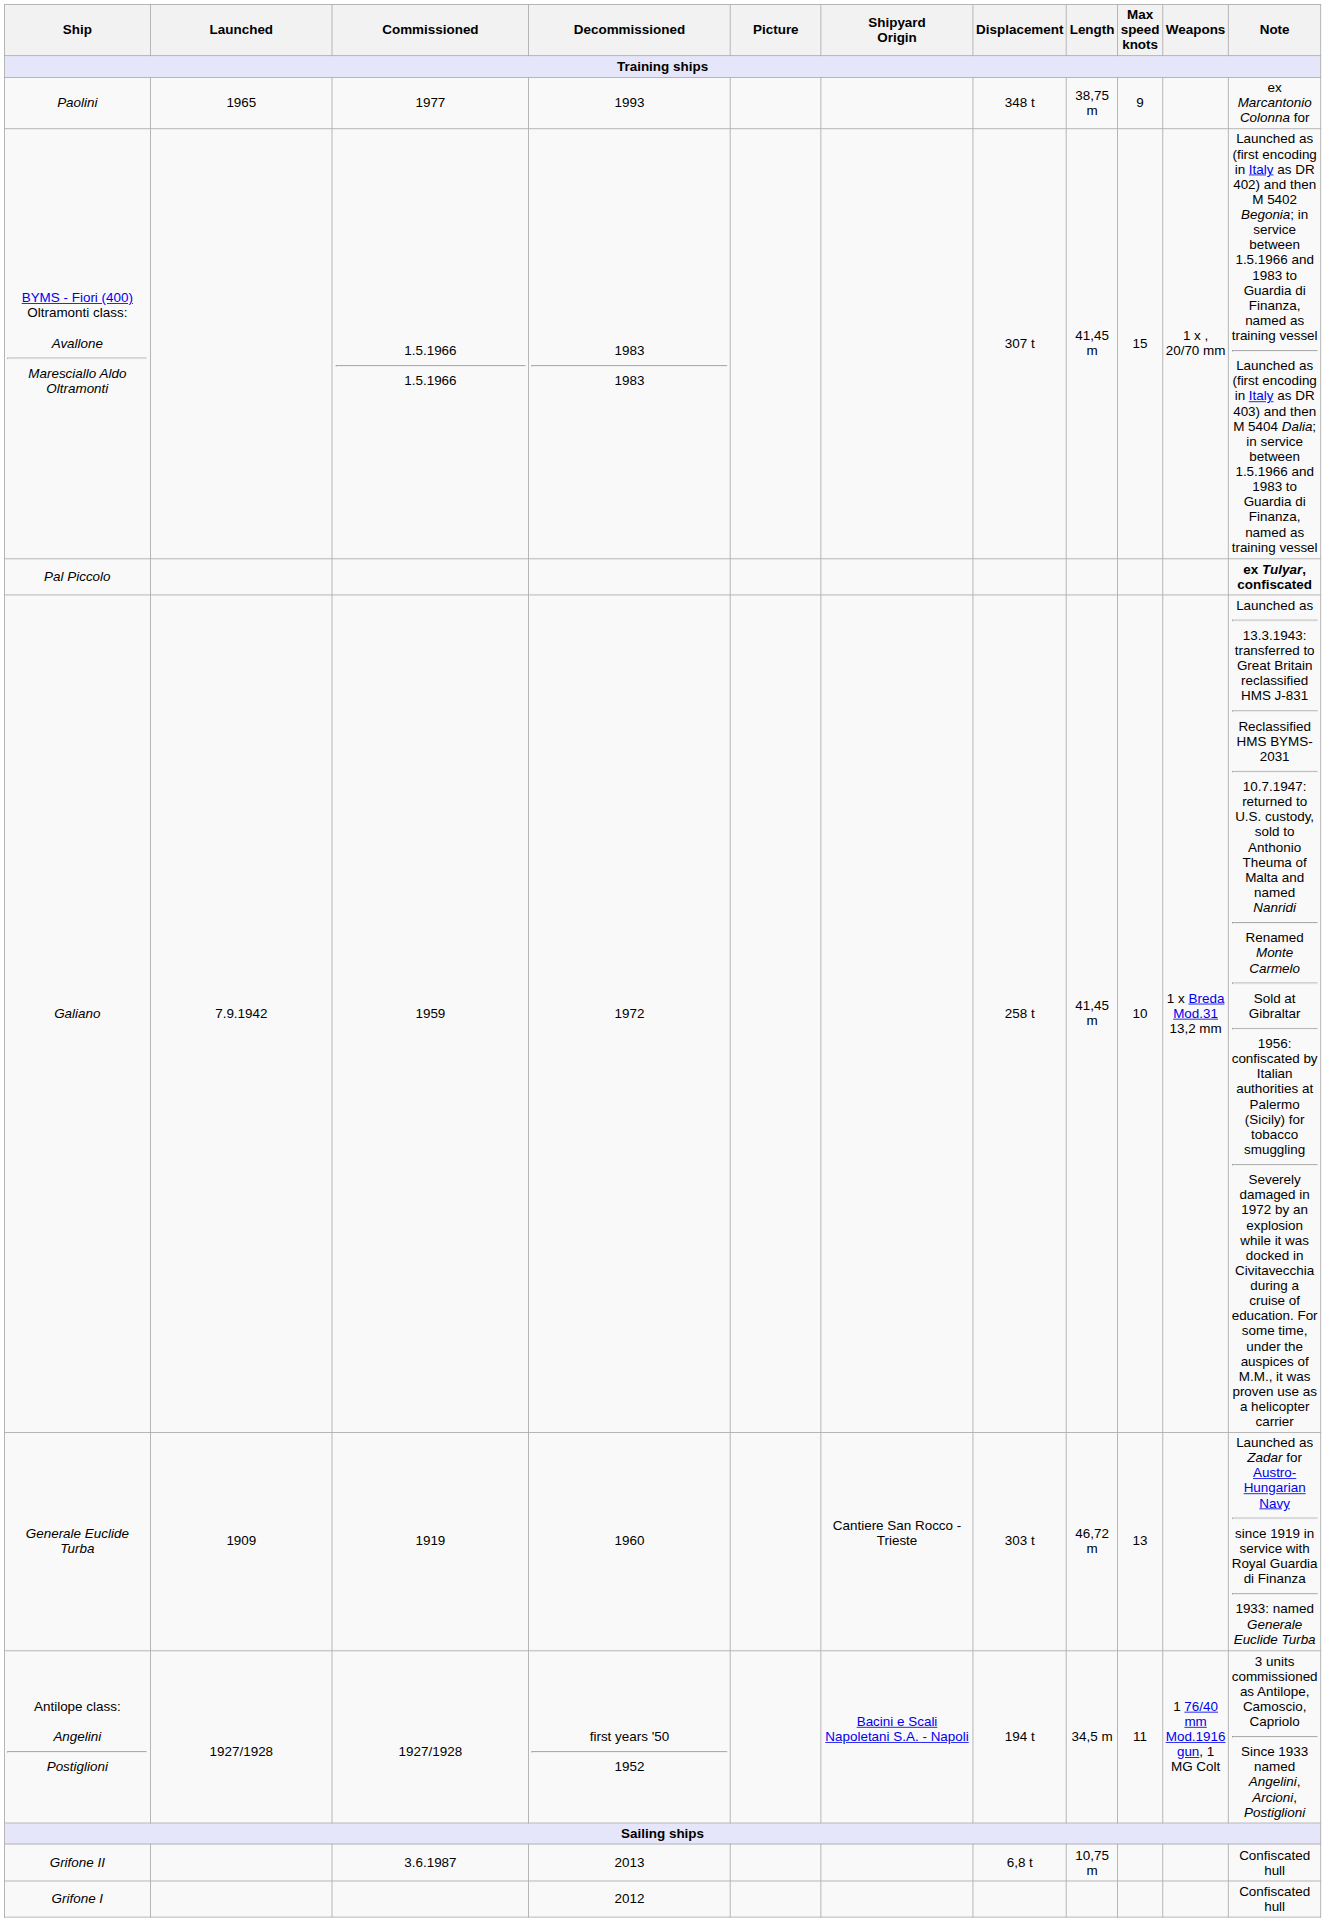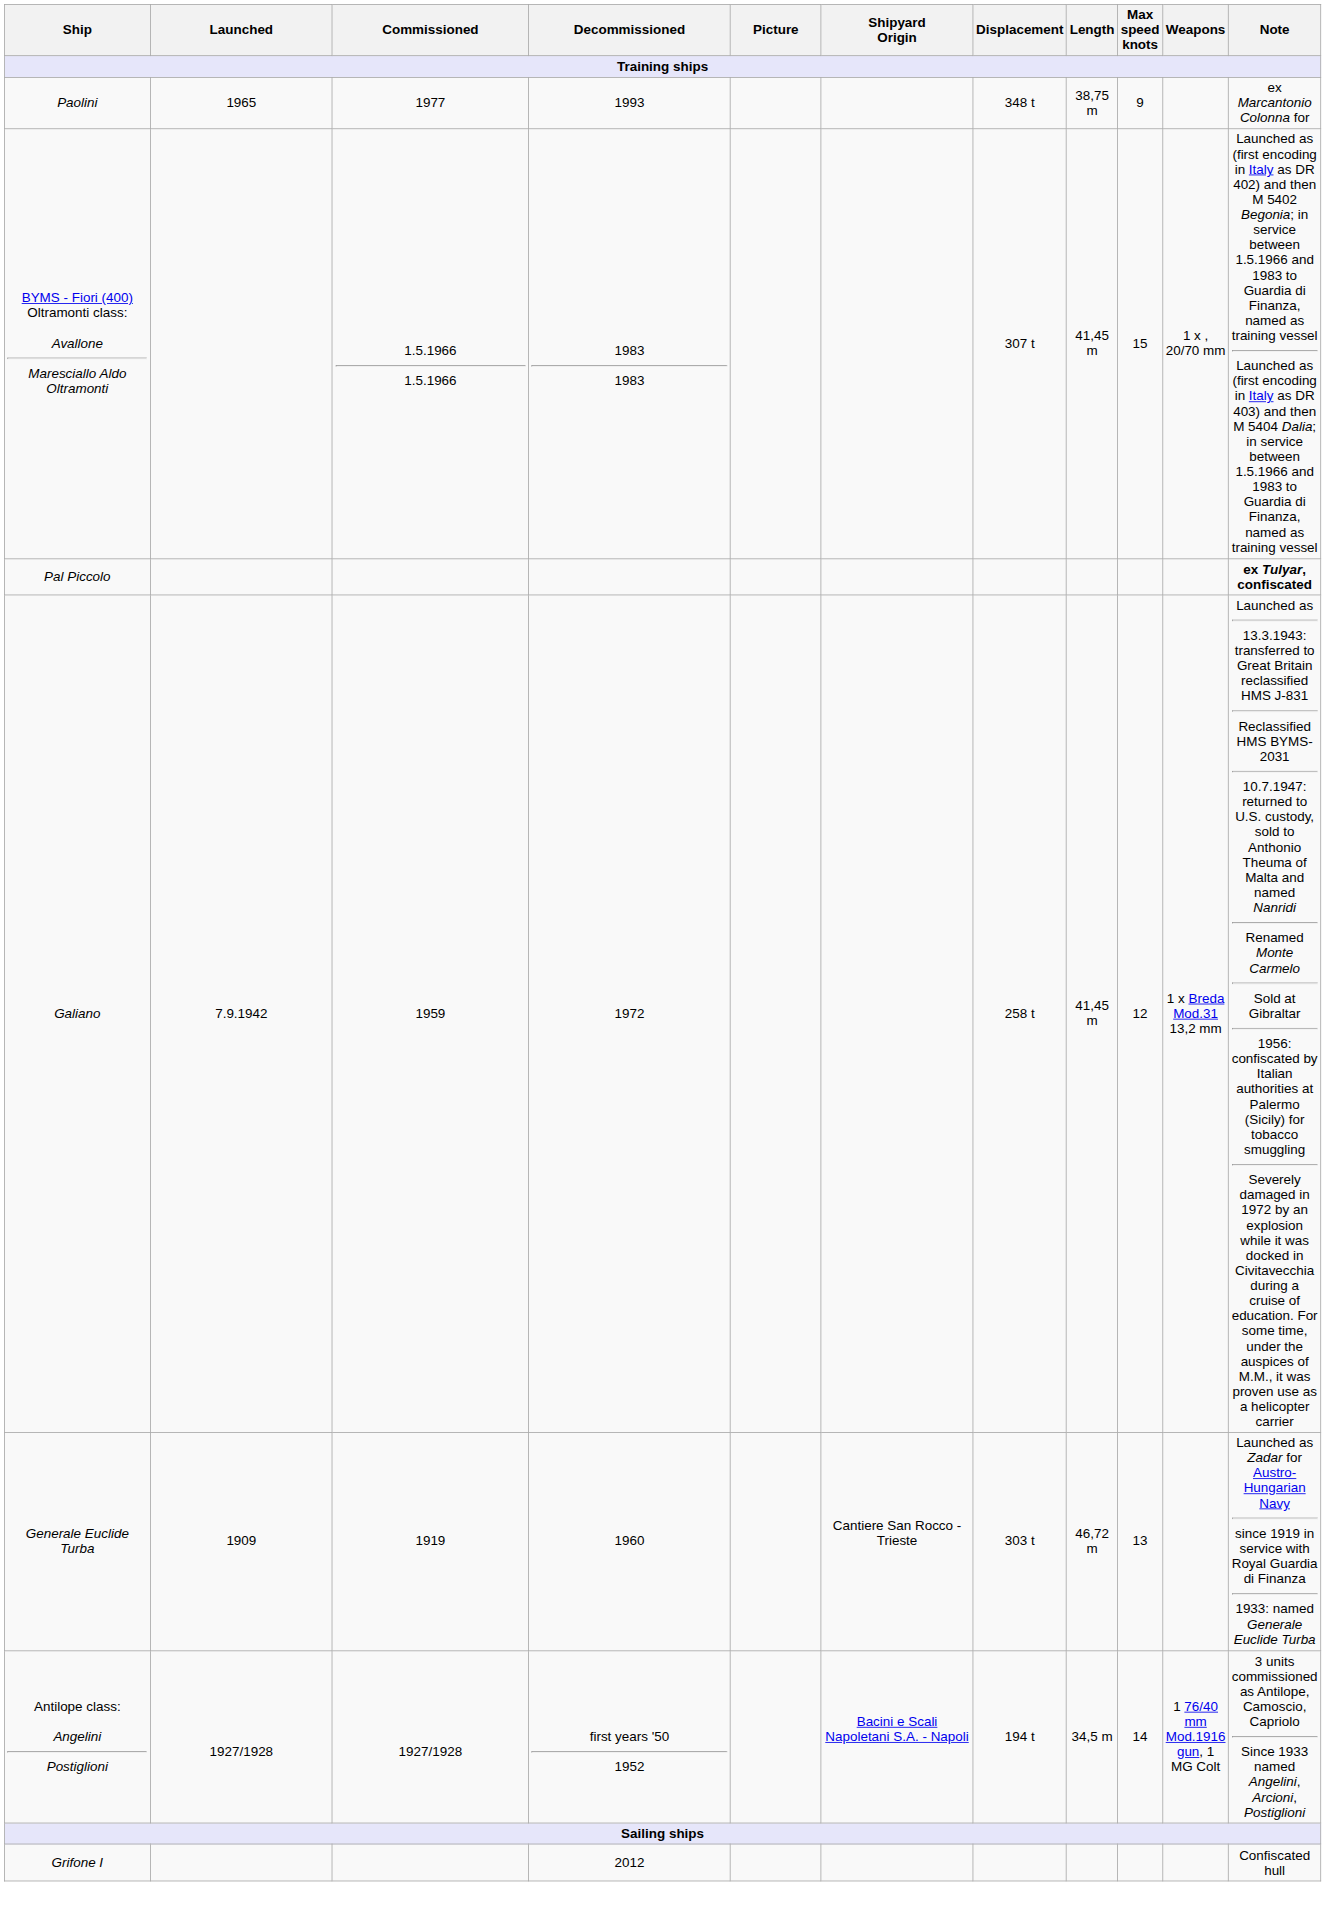(1140, 1013) 10 -> (1140, 1013) 12
(1140, 1736) 11 -> (1140, 1736) 14
- row: (77, 1862)
